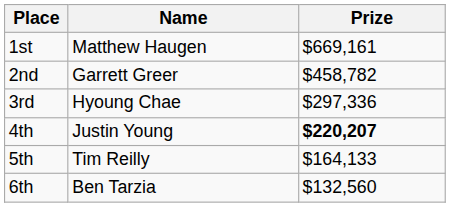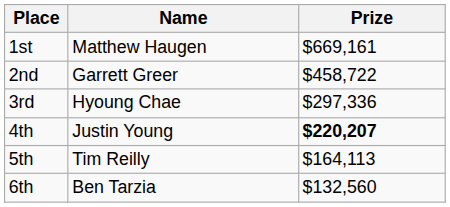(340, 74) $458,782 -> (340, 74) $458,722
(340, 159) $164,133 -> (339, 159) $164,113
